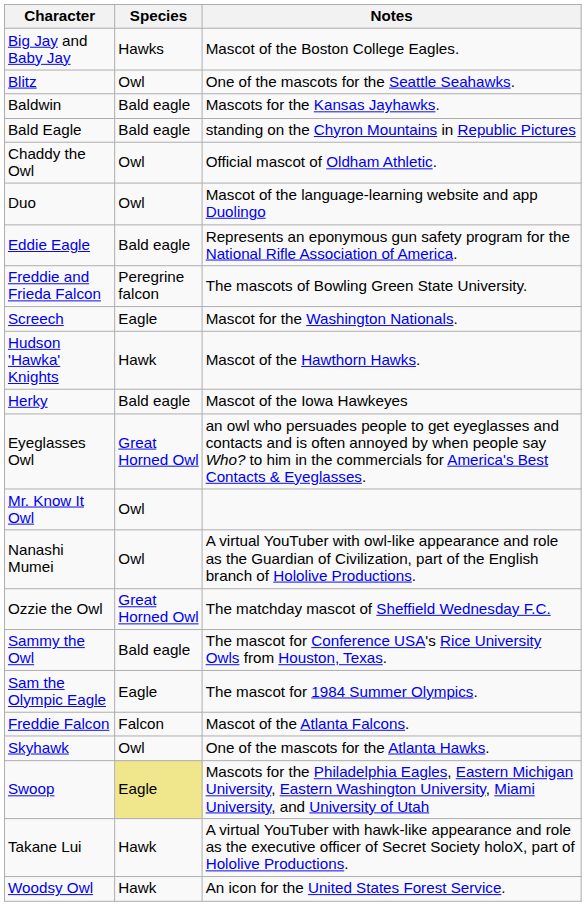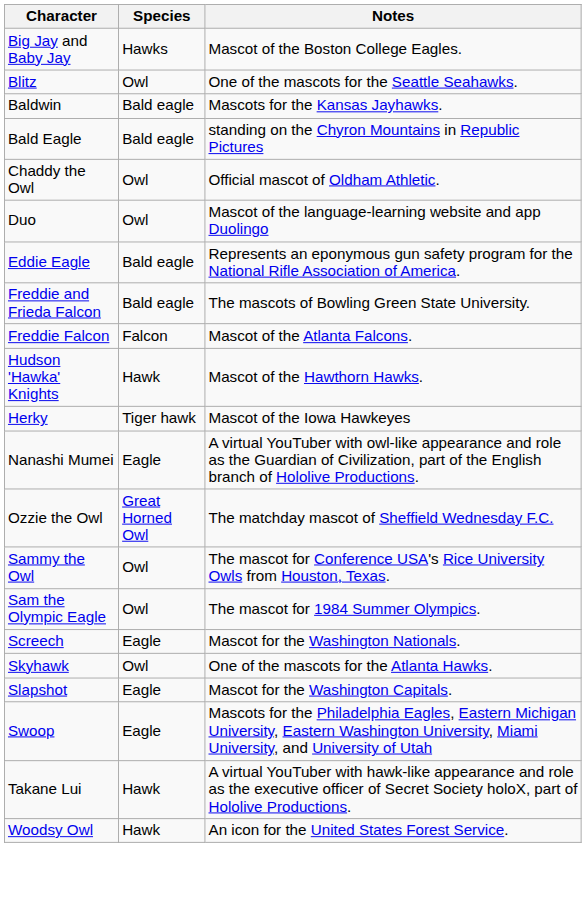(151, 286) Peregrine falcon -> (158, 303) Bald eagle
rows swapped: (59, 724) <-> (36, 319)
(154, 401) Bald eagle -> (159, 418) Tiger hawk
- row: (47, 451)
- row: (46, 509)
(131, 559) Owl -> (142, 459) Eagle
(154, 650) Bald eagle -> (135, 567) Owl
(138, 691) Eagle -> (135, 608) Owl
+ row: (38, 689)
(138, 789) khaki background -> (142, 731) no background
